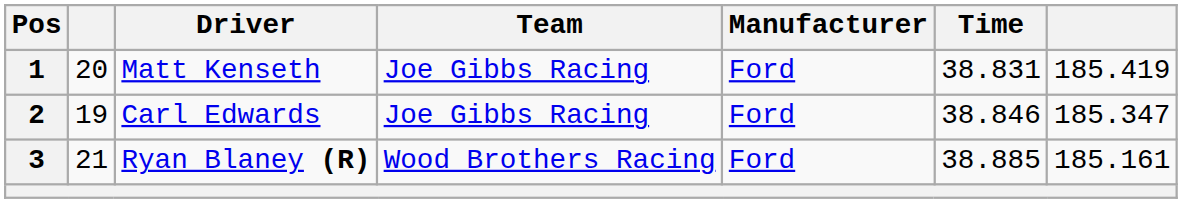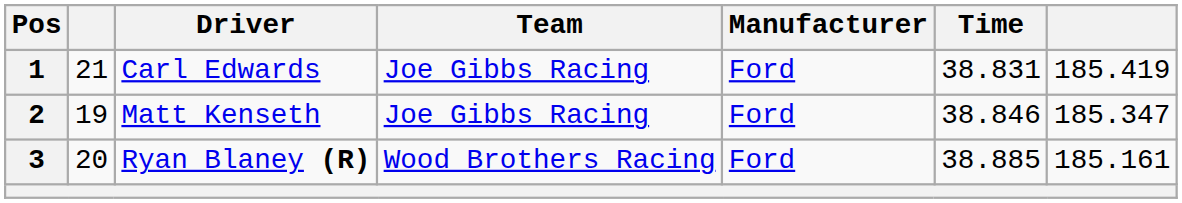(91, 72) 20 -> (91, 72) 21
(221, 72) Matt Kenseth -> (221, 72) Carl Edwards
(221, 117) Carl Edwards -> (221, 117) Matt Kenseth
(91, 162) 21 -> (91, 162) 20
